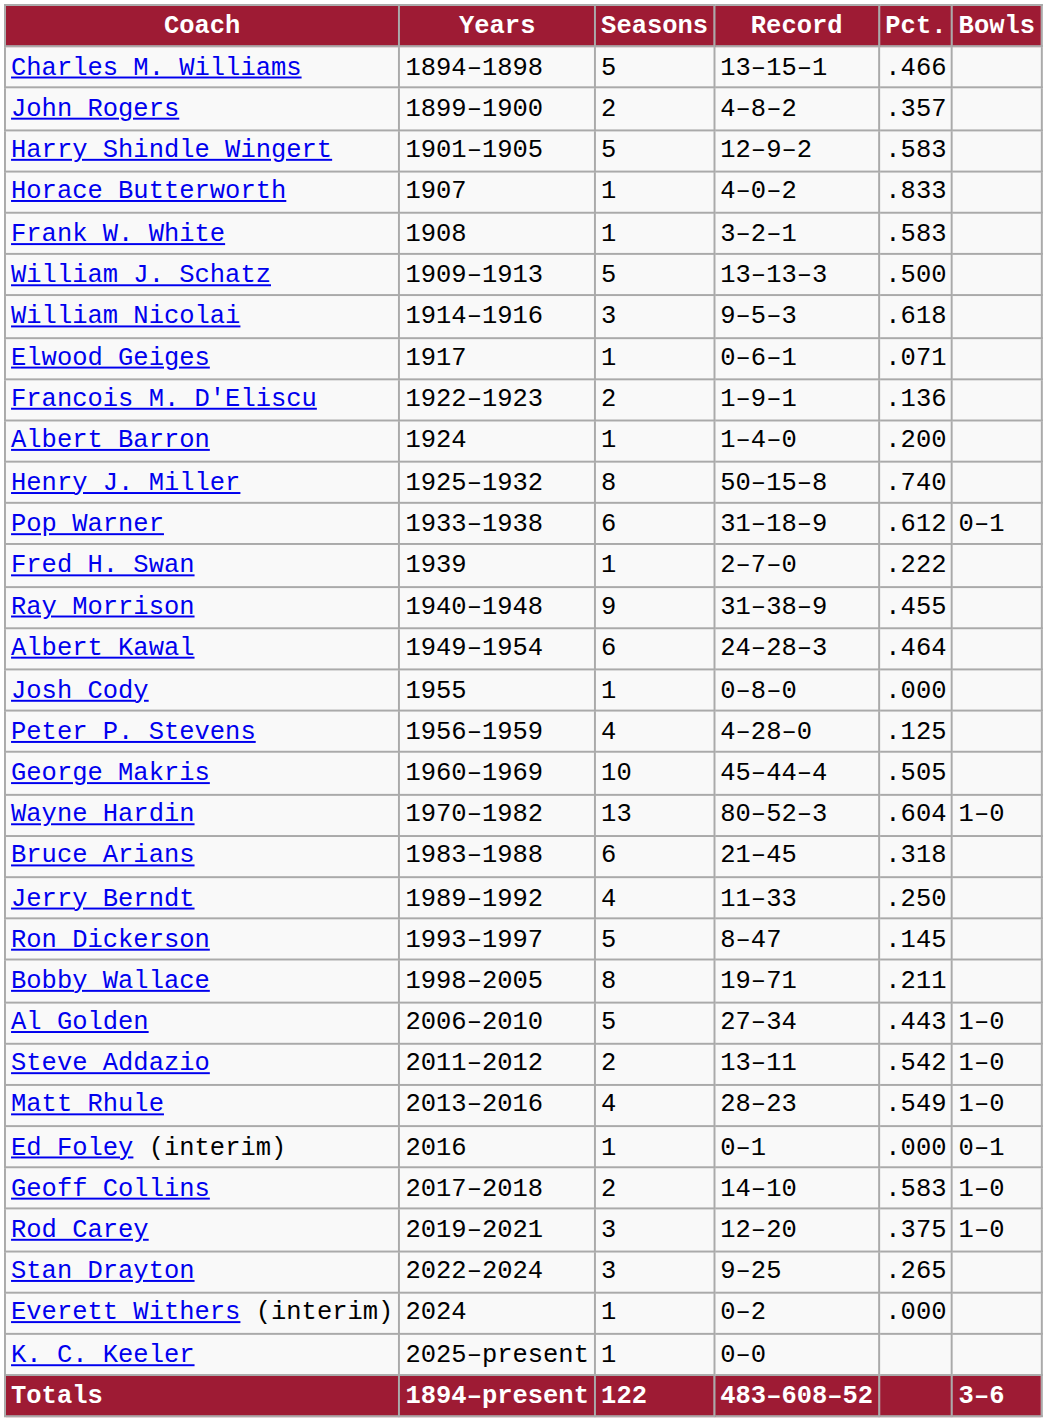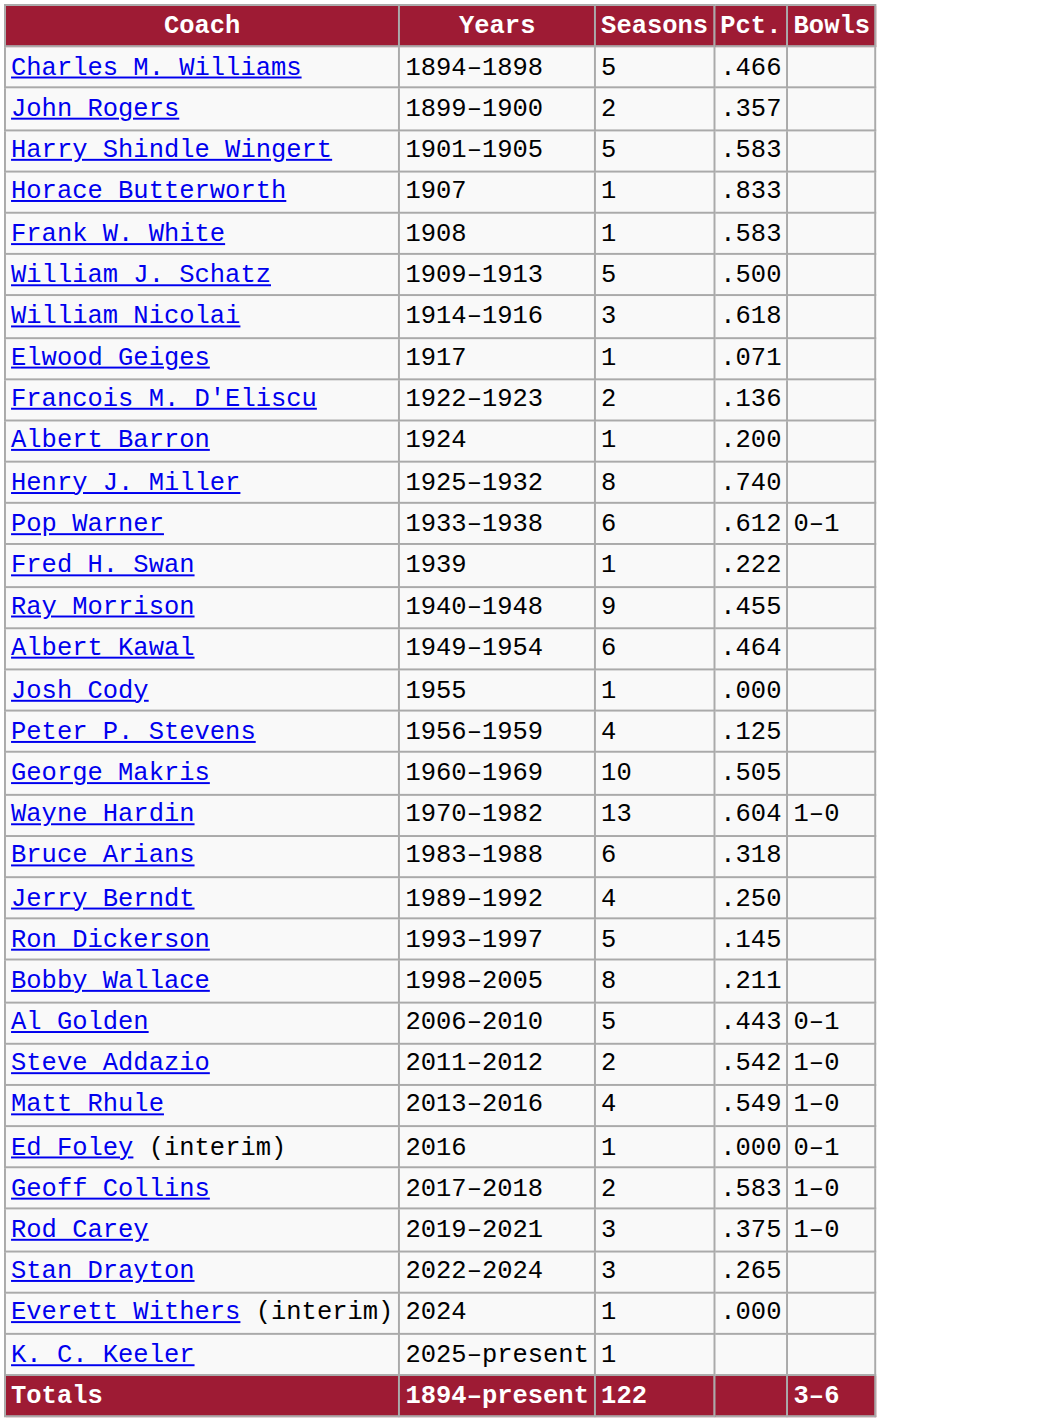- column: (797, 26)
(982, 1022) 1–0 -> (817, 1022) 0–1
